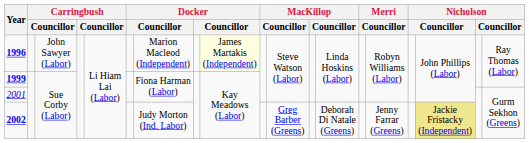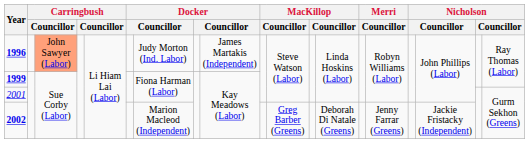(56, 53) no background -> (56, 53) lightsalmon background
(163, 53) Marion Macleod (Independent) -> (163, 53) Judy Morton (Ind. Labor)
(230, 53) lightyellow background -> (230, 53) no background
(163, 120) Judy Morton (Ind. Labor) -> (163, 120) Marion Macleod (Independent)
(445, 120) khaki background -> (445, 120) no background
